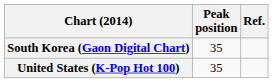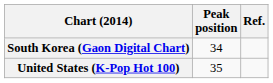(216, 48) 35 -> (216, 48) 34
